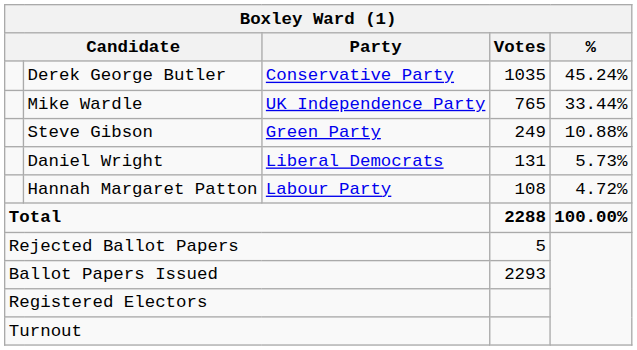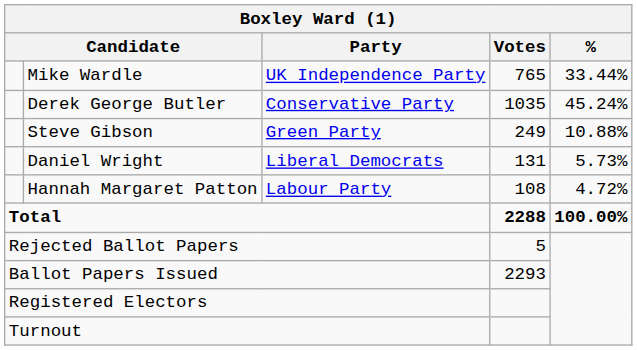rows swapped: (127, 76) <-> (85, 104)
